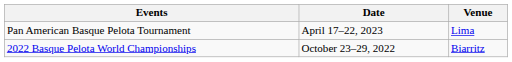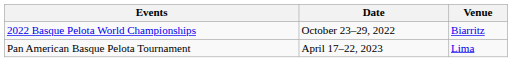rows swapped: (101, 48) <-> (99, 30)
